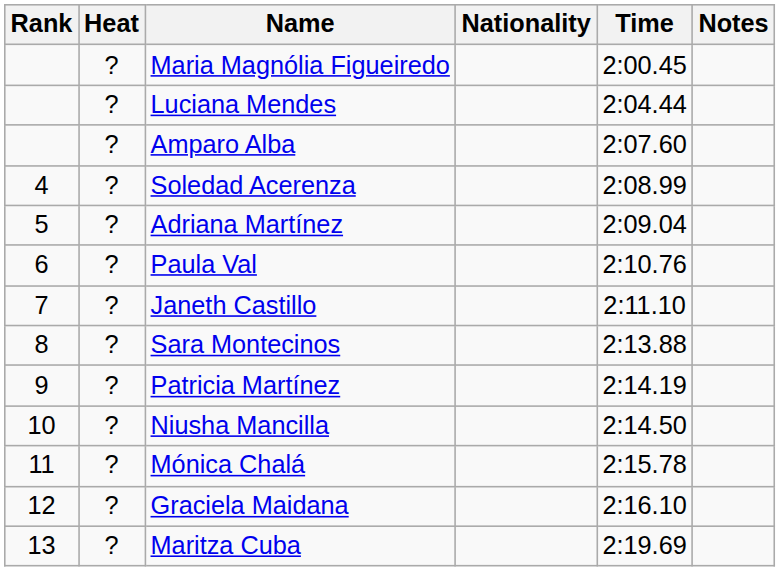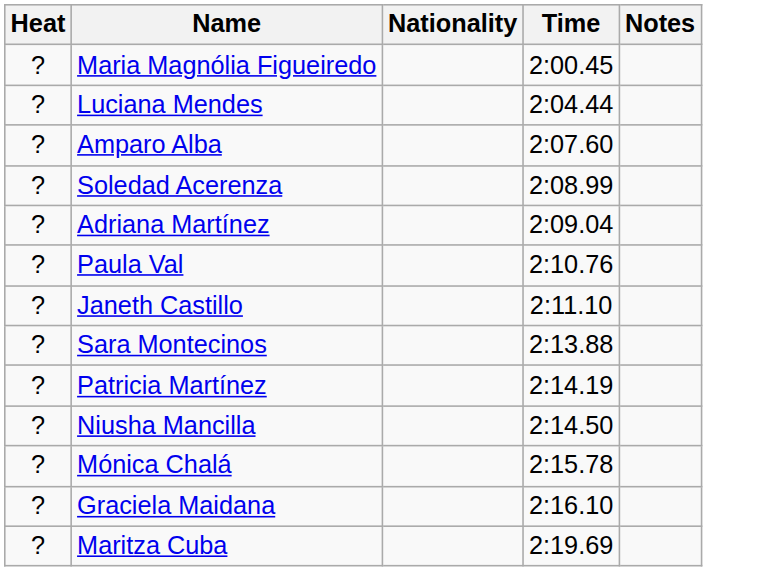- column: (42, 24)
